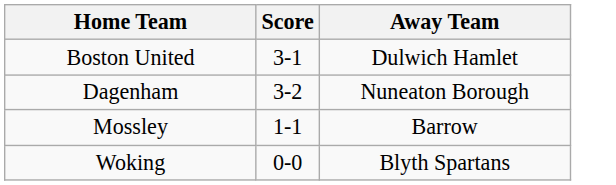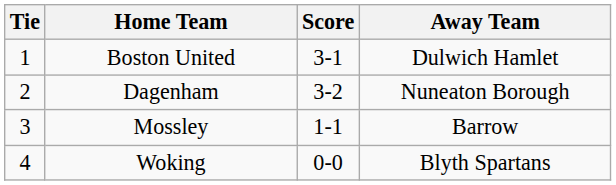+ column: (25, 22)
